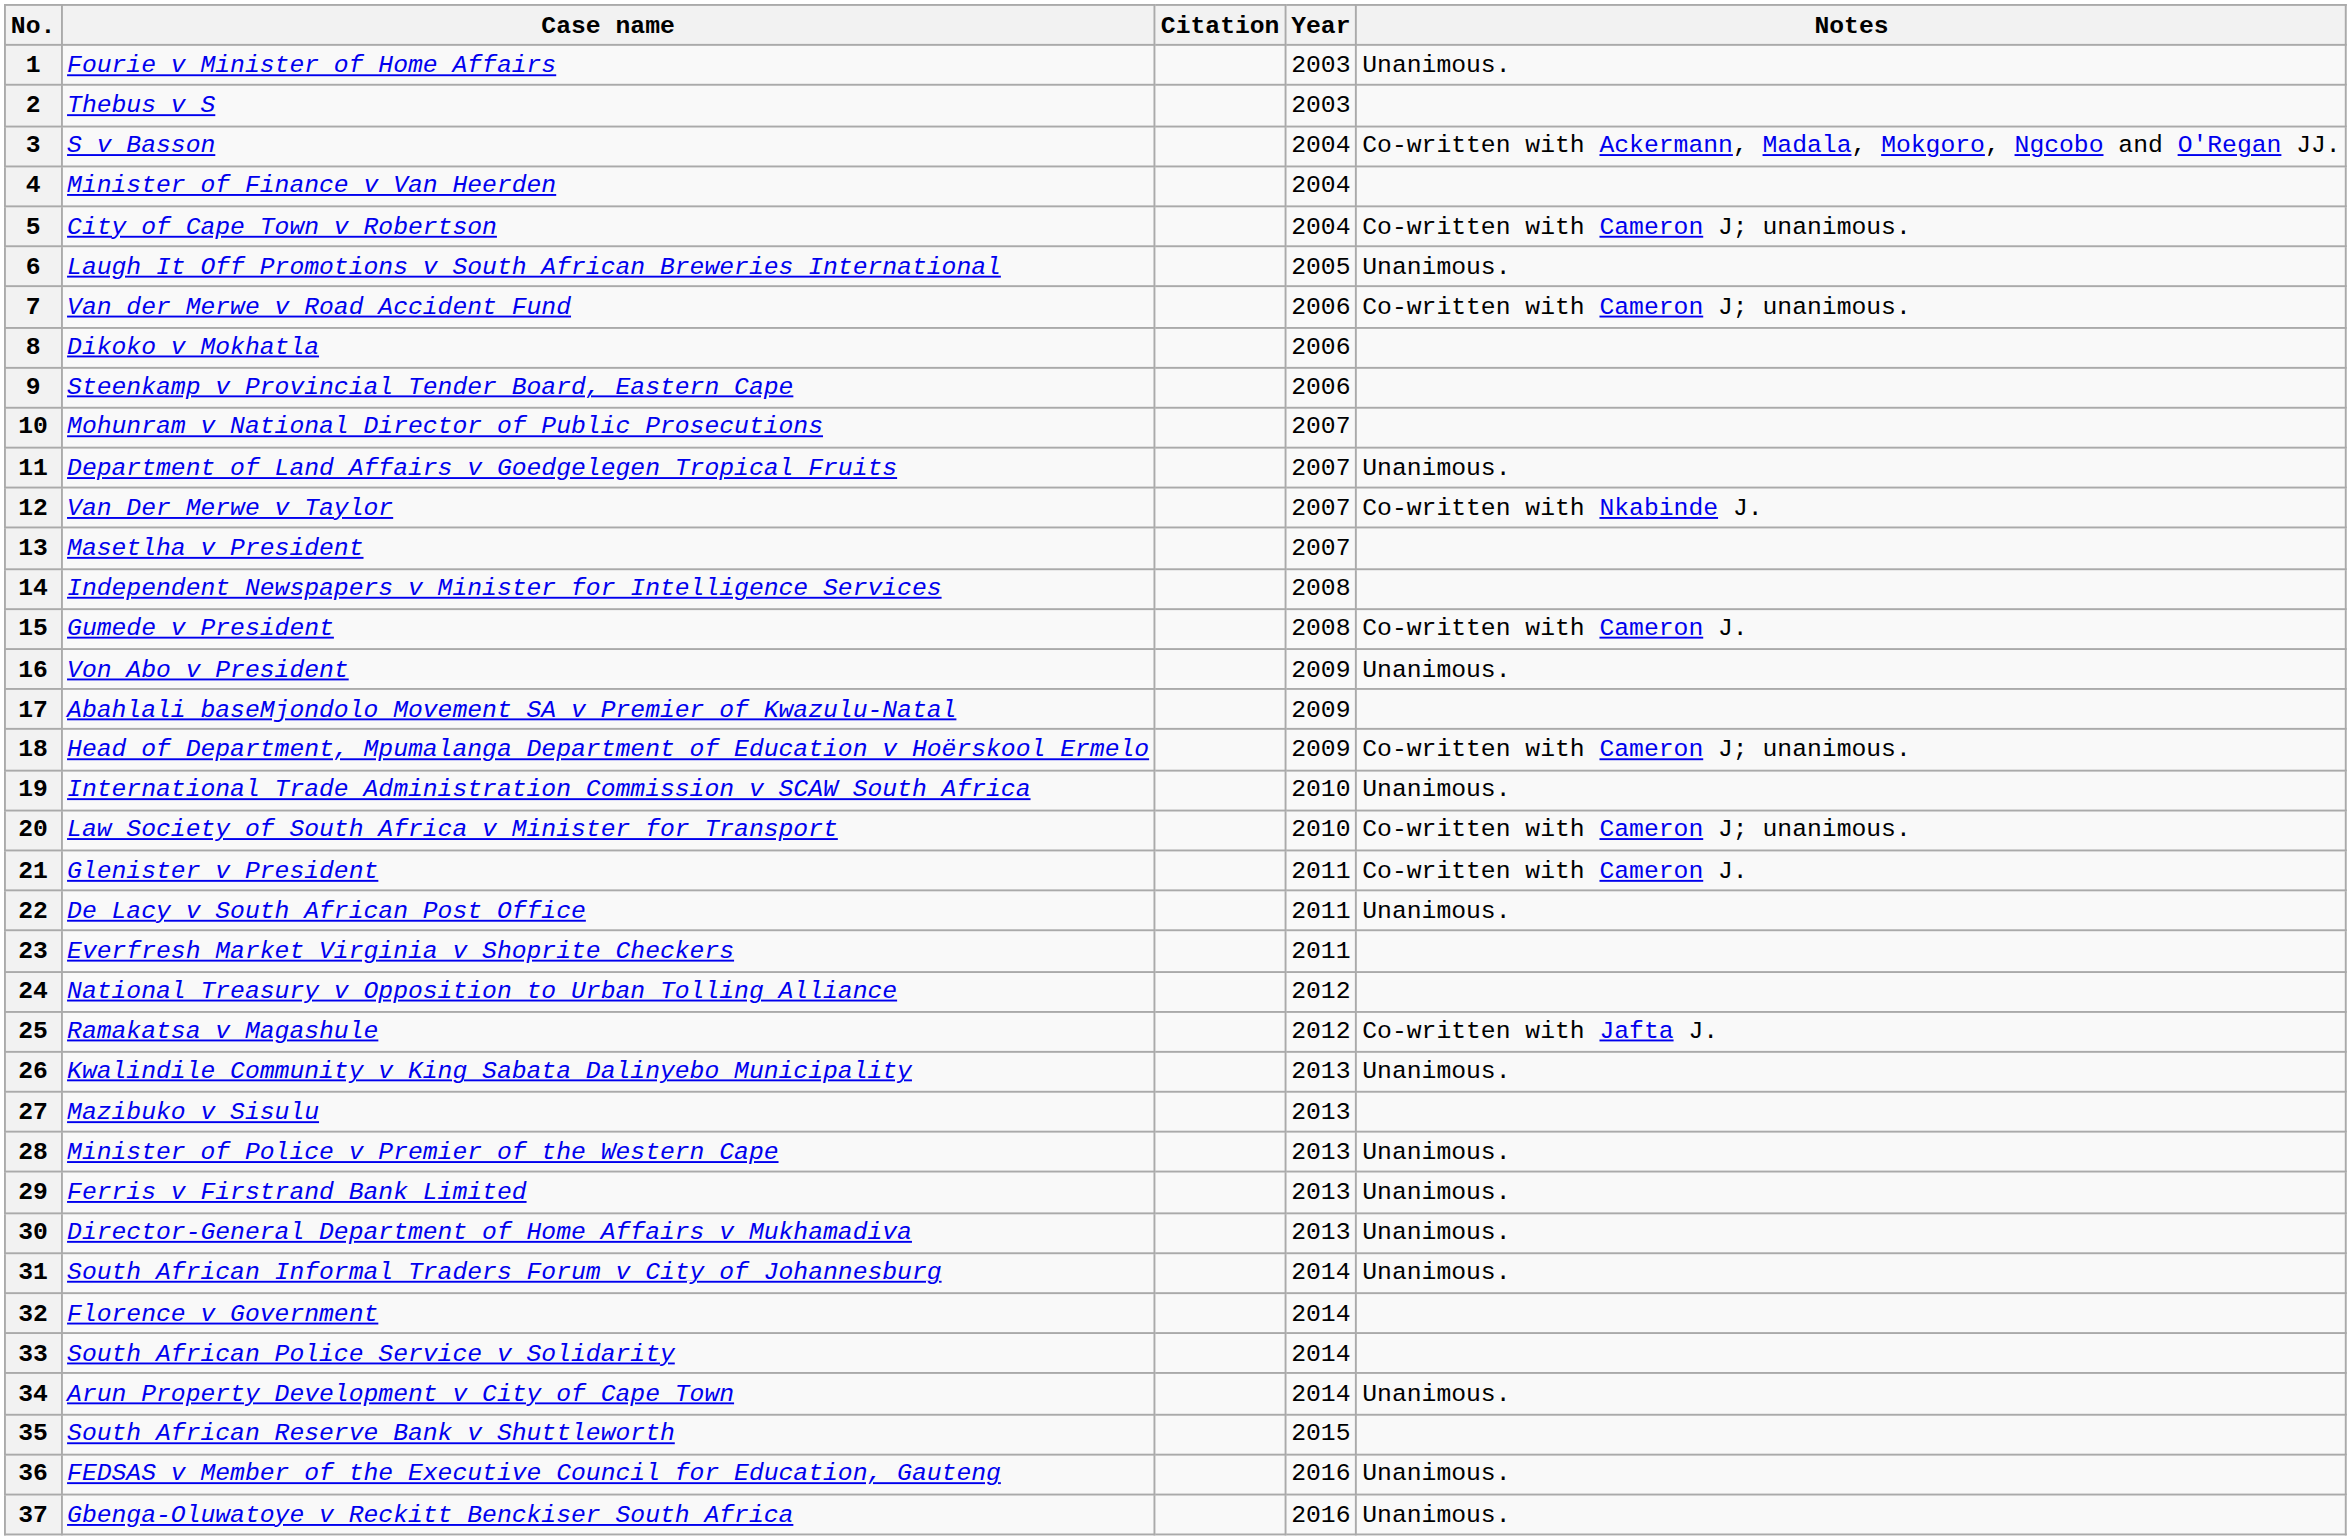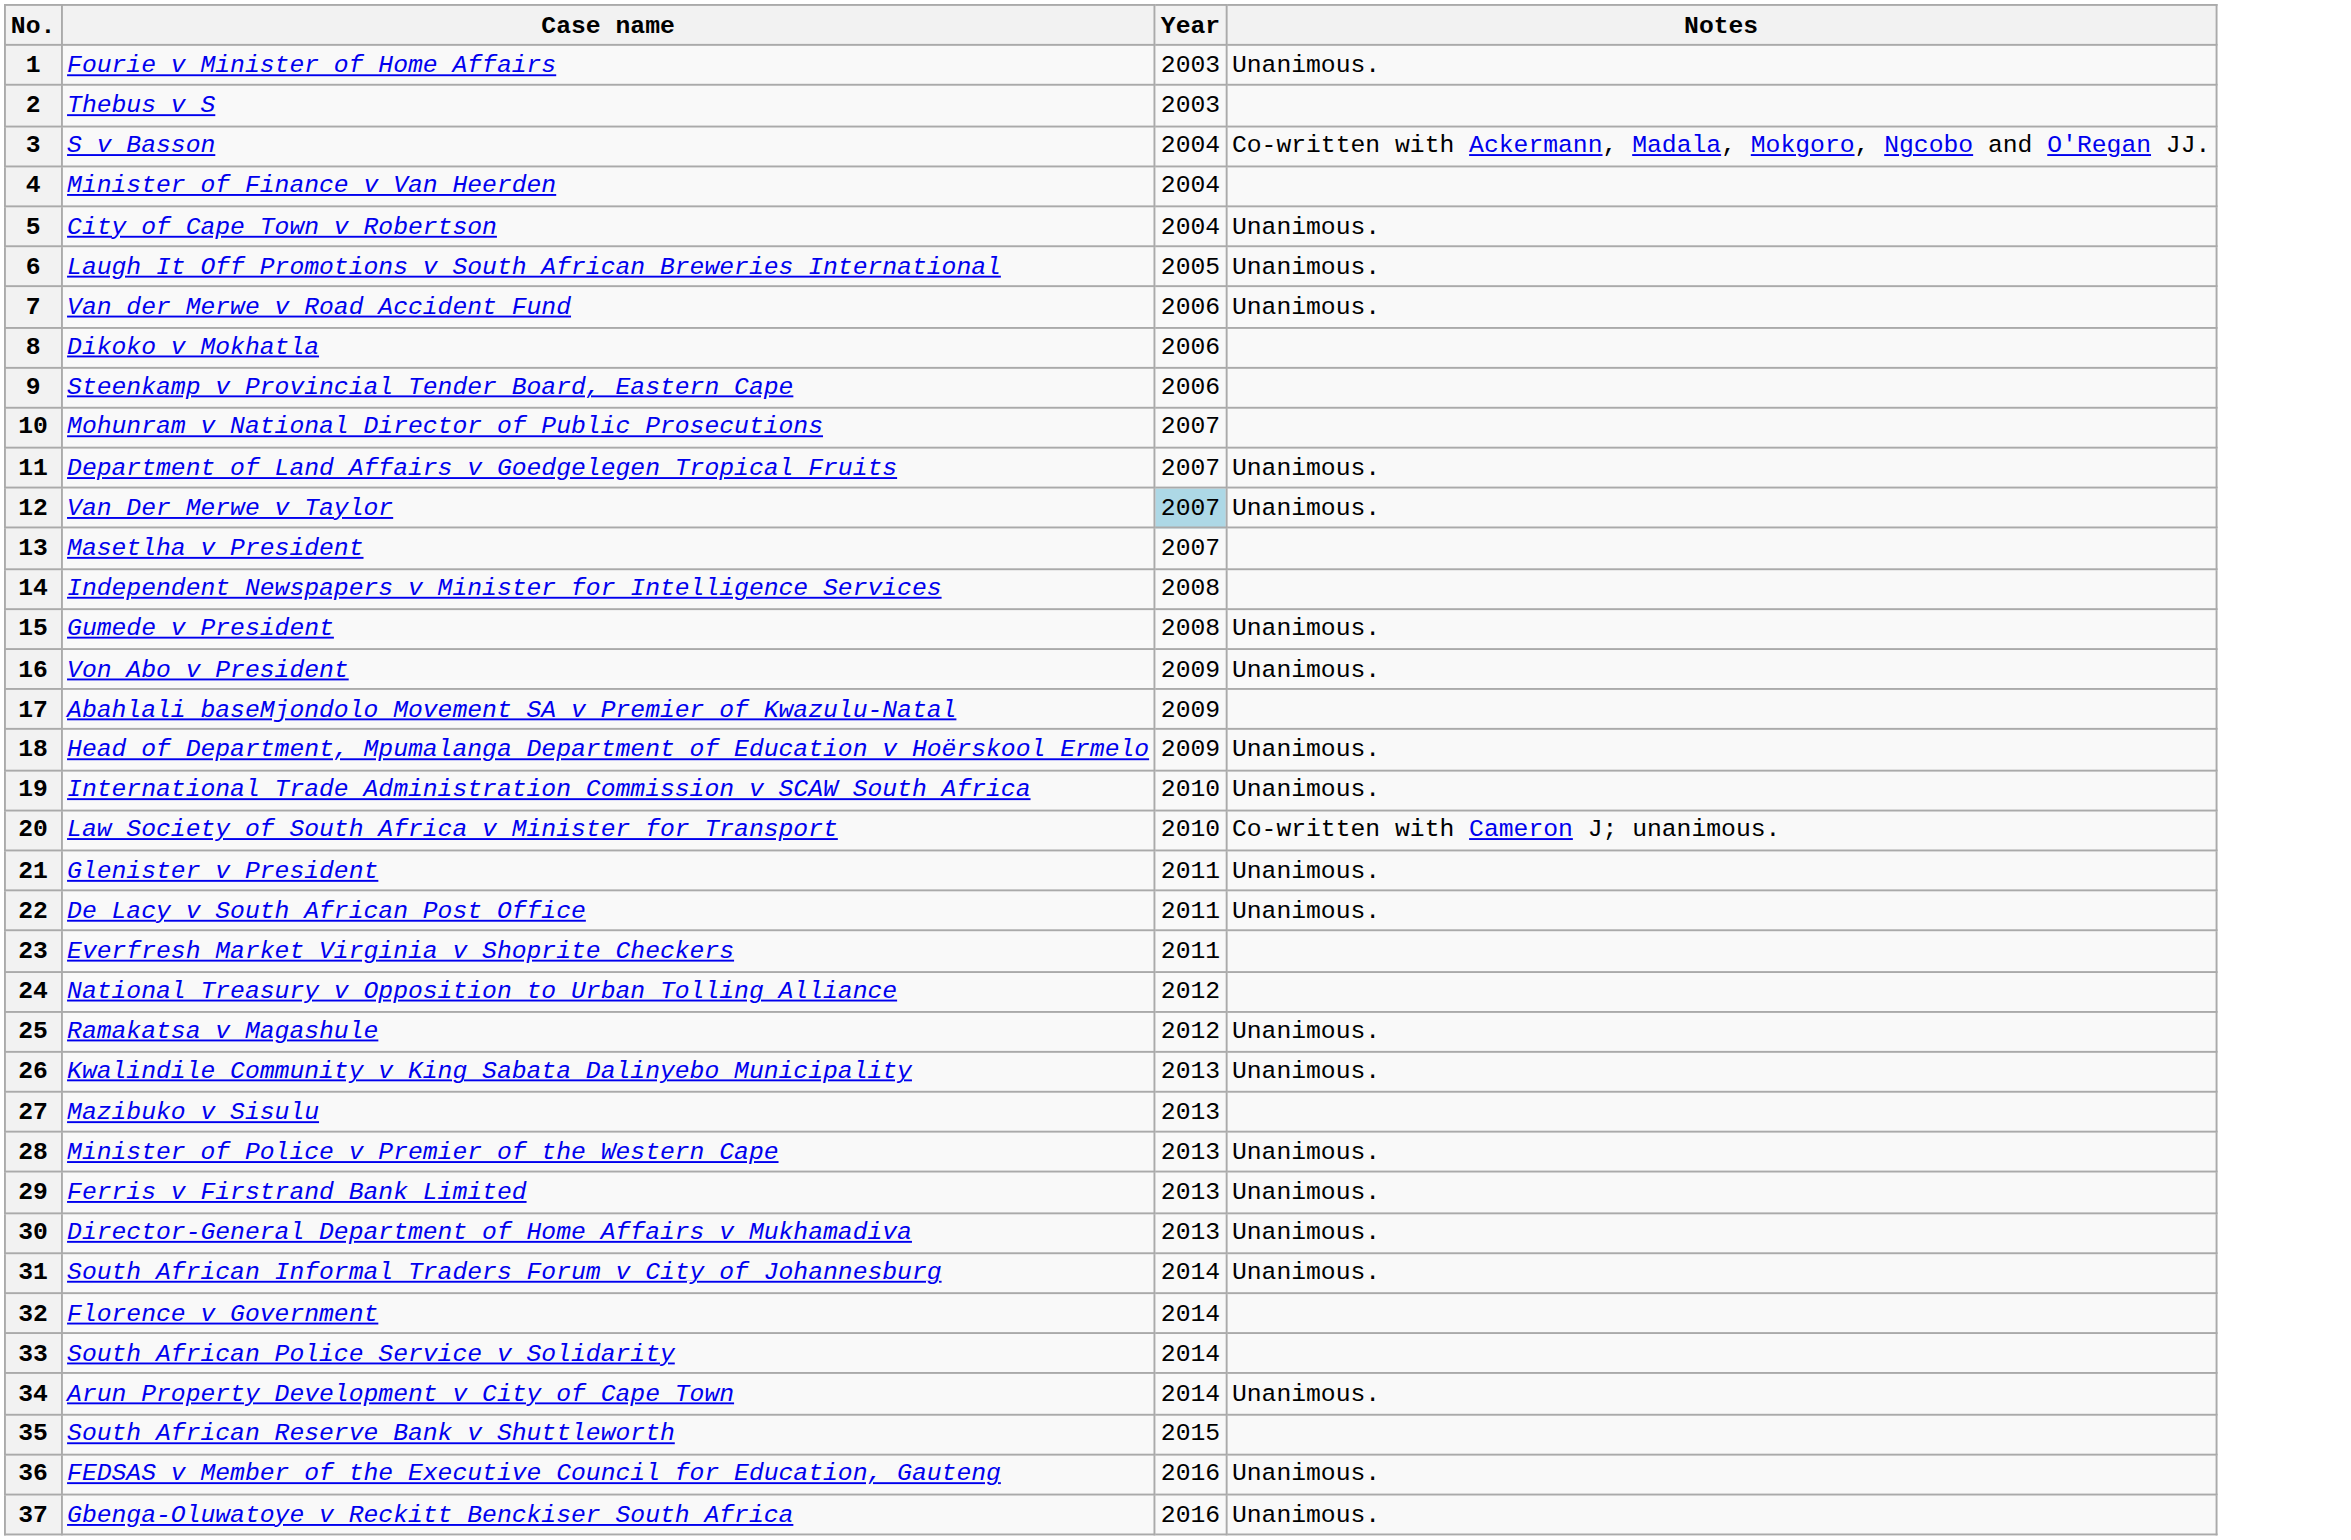- column: (1220, 25)
(1637, 226) Co-written with Cameron J; unanimous. -> (1306, 226) Unanimous.
(1637, 307) Co-written with Cameron J; unanimous. -> (1306, 307) Unanimous.
(1321, 508) no background -> (1191, 508) lightblue background
(1562, 508) Co-written with Nkabinde J. -> (1306, 508) Unanimous.
(1555, 629) Co-written with Cameron J. -> (1306, 629) Unanimous.
(1637, 750) Co-written with Cameron J; unanimous. -> (1306, 750) Unanimous.
(1555, 870) Co-written with Cameron J. -> (1306, 870) Unanimous.
(1540, 1031) Co-written with Jafta J. -> (1306, 1031) Unanimous.
